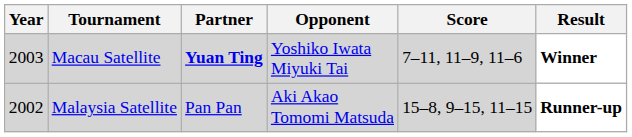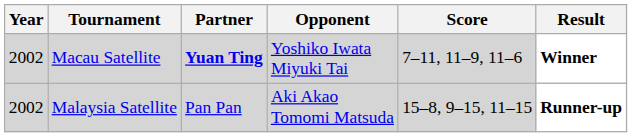(26, 58) 2003 -> (26, 58) 2002
